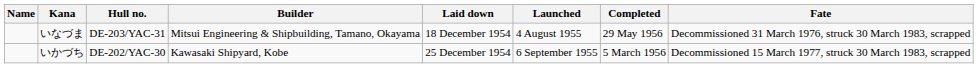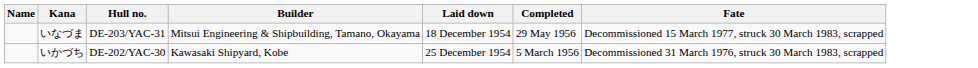- column: (557, 14)
(821, 33) Decommissioned 31 March 1976, struck 30 March 1983, scrapped -> (734, 33) Decommissioned 15 March 1977, struck 30 March 1983, scrapped
(821, 53) Decommissioned 15 March 1977, struck 30 March 1983, scrapped -> (734, 53) Decommissioned 31 March 1976, struck 30 March 1983, scrapped
